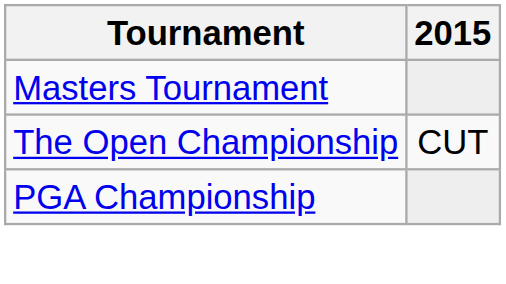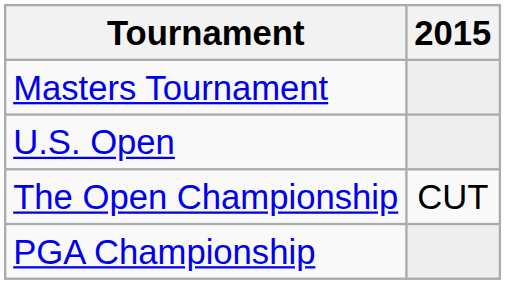+ row: (94, 142)
